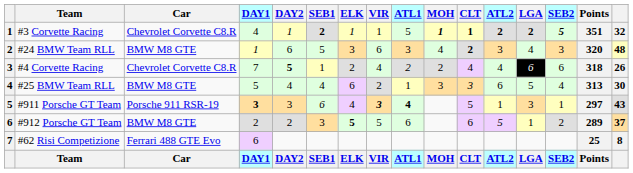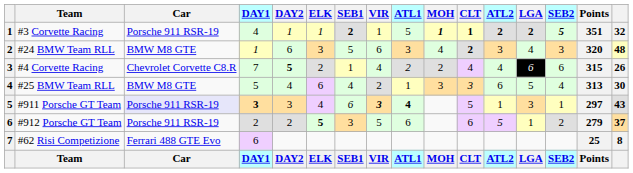columns swapped: (322, 13) <-> (352, 13)
(182, 31) Chevrolet Corvette C8.R -> (173, 31) Porsche 911 RSR-19
(594, 67) 318 -> (594, 67) 315
(173, 104) no background -> (173, 104) lavender background
(161, 122) BMW M8 GTE -> (173, 122) Porsche 911 RSR-19
(594, 122) 289 -> (594, 122) 279
